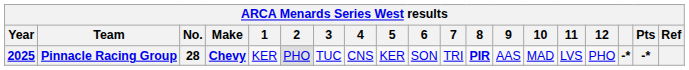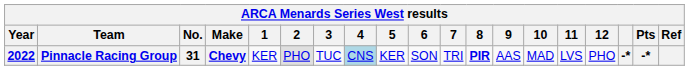(21, 55) 2025 -> (21, 55) 2022
(193, 55) 28 -> (193, 55) 31
(360, 55) no background -> (360, 55) lightblue background
